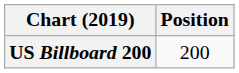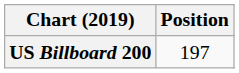(195, 51) 200 -> (195, 51) 197
